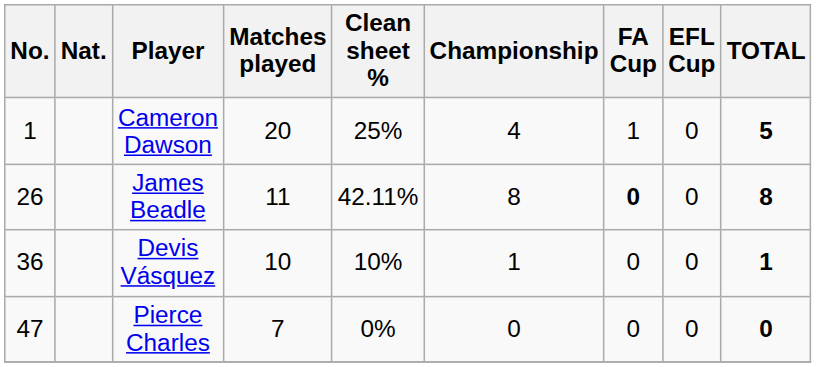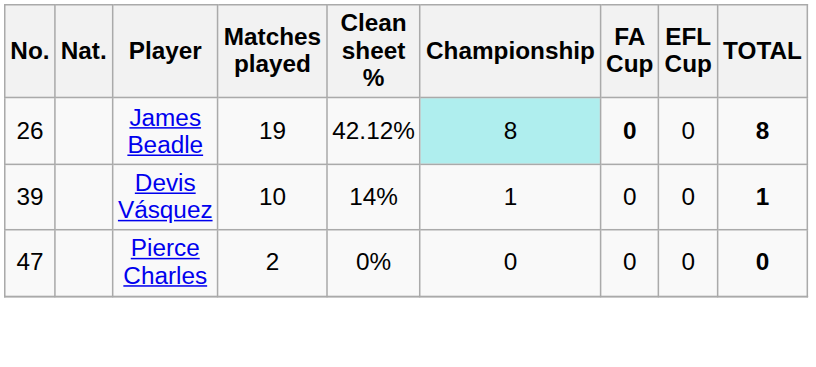- row: (168, 130)
(278, 196) 11 -> (272, 130) 19
(378, 196) 42.11% -> (374, 130) 42.12%
(514, 196) no background -> (510, 130) paleturquoise background
(30, 262) 36 -> (30, 196) 39
(378, 262) 10% -> (374, 196) 14%
(278, 328) 7 -> (272, 262) 2
